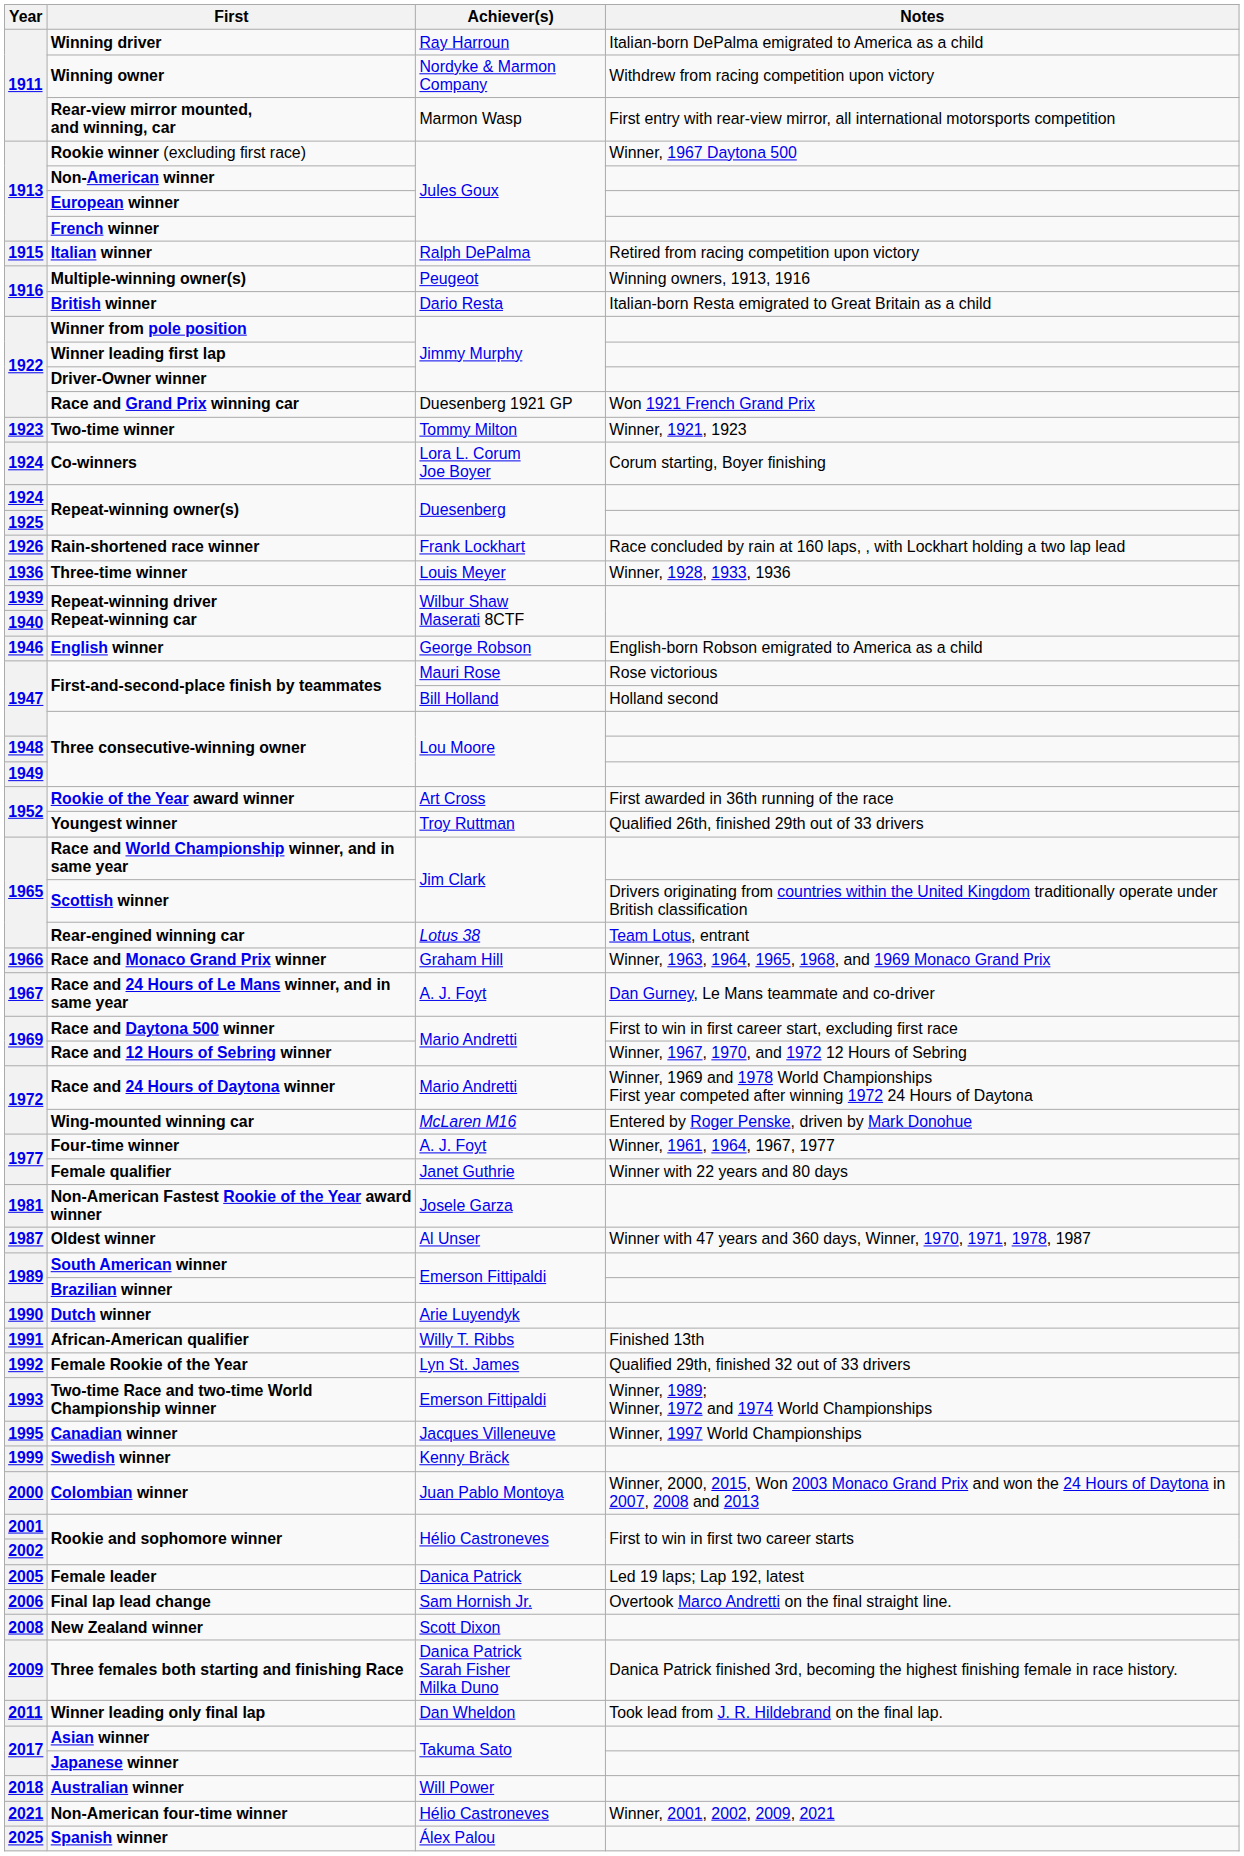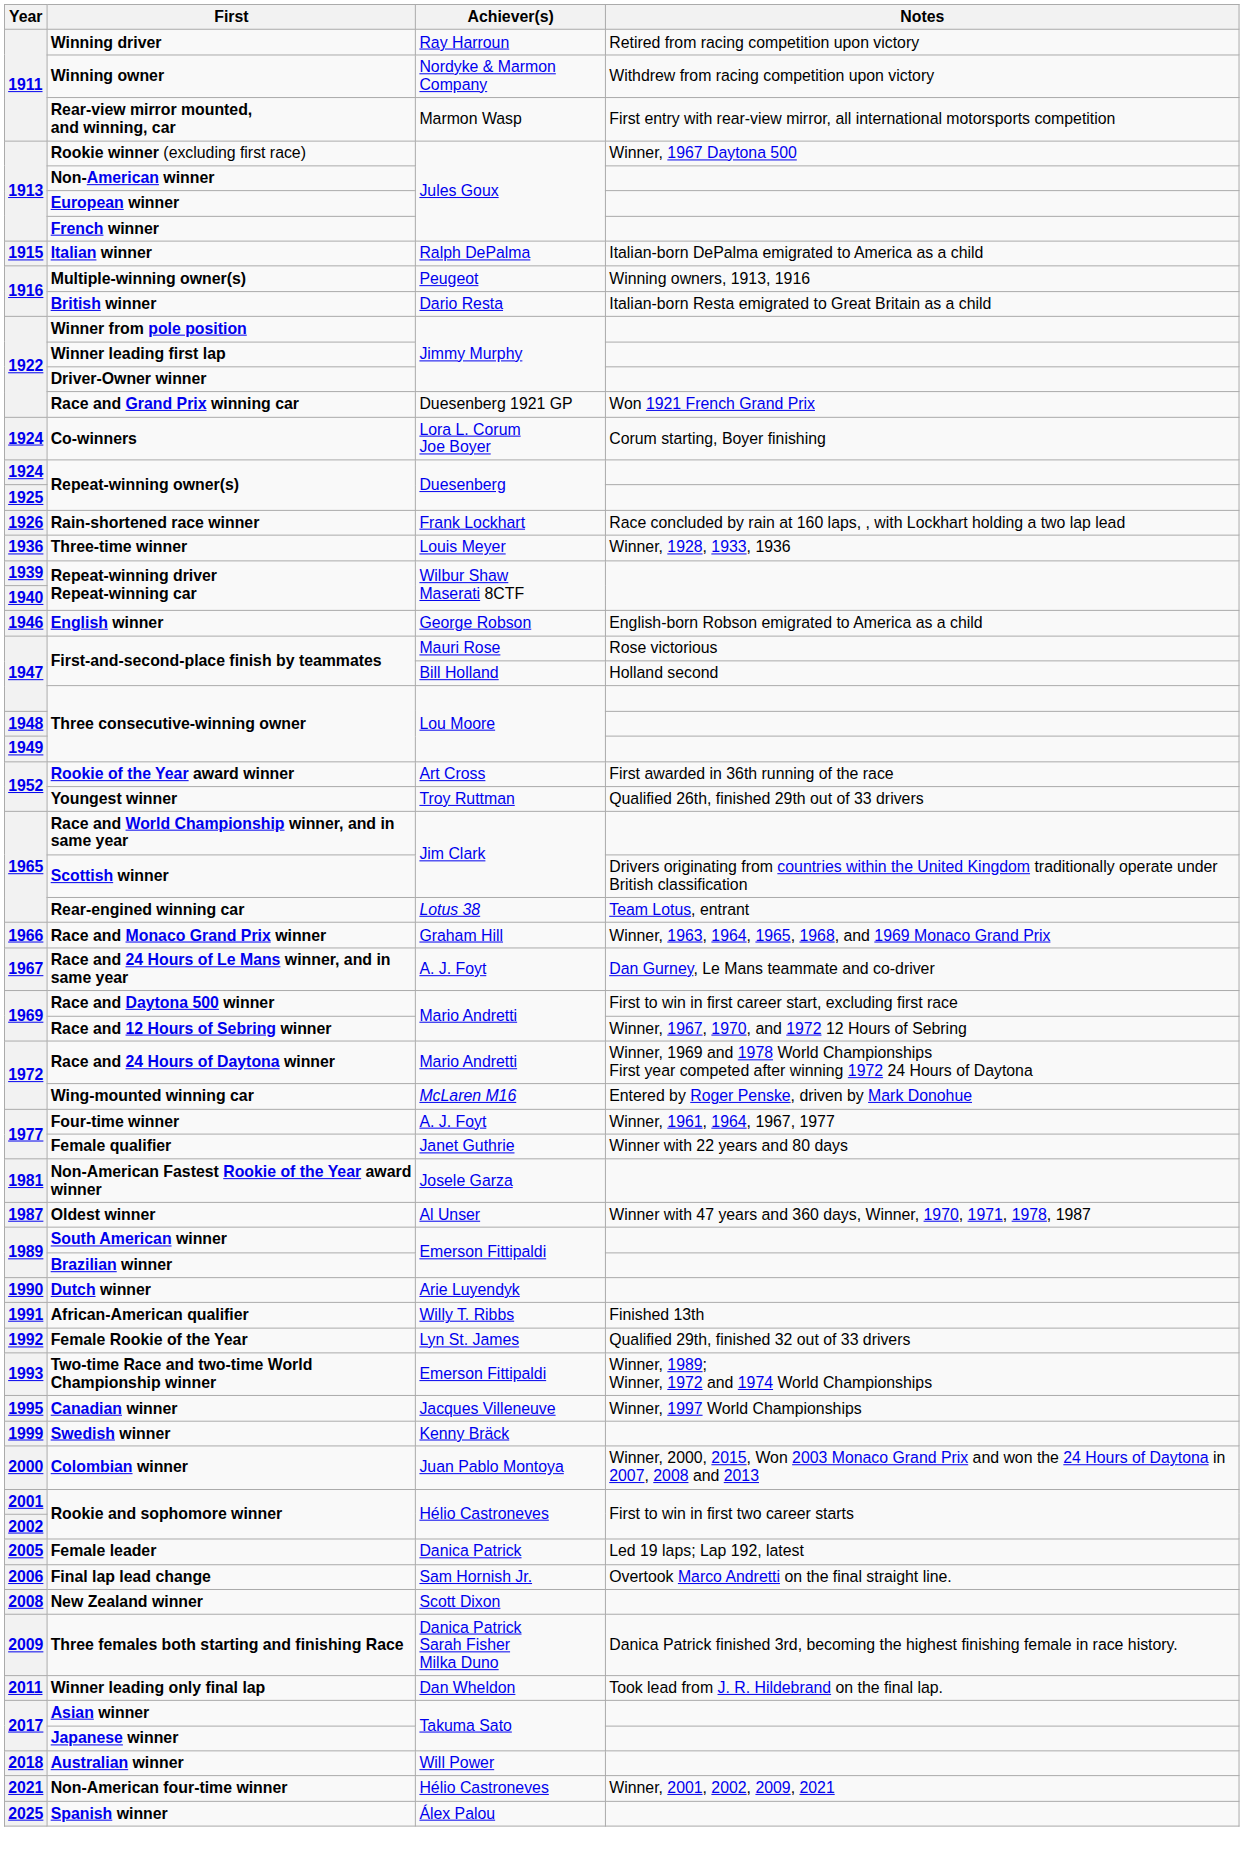(796, 42) Italian-born DePalma emigrated to America as a child -> (764, 42) Retired from racing competition upon victory
(764, 253) Retired from racing competition upon victory -> (796, 253) Italian-born DePalma emigrated to America as a child
- row: (26, 429)
